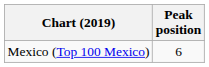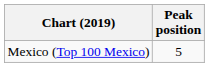(179, 51) 6 -> (179, 51) 5
